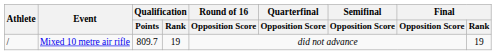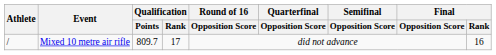(176, 42) 19 -> (176, 42) 17
(479, 42) 19 -> (479, 42) 16
